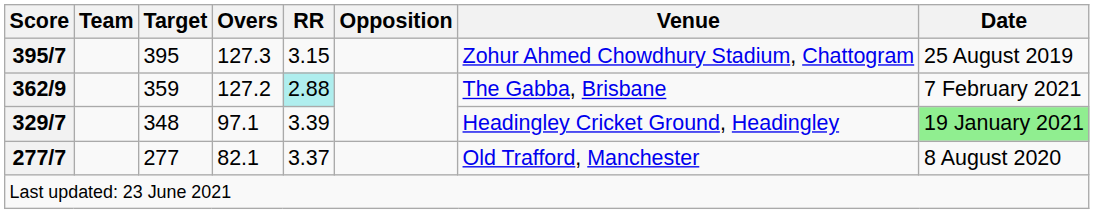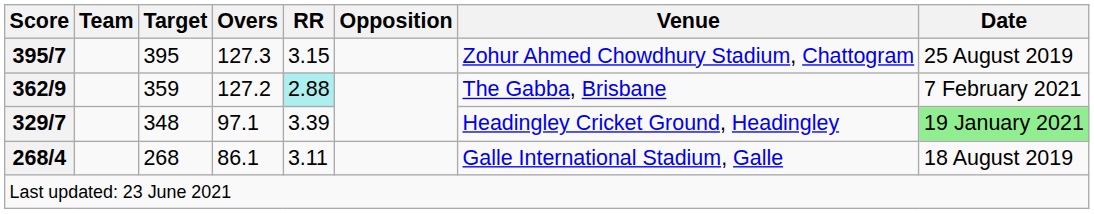- row: (39, 157)
+ row: (39, 157)
